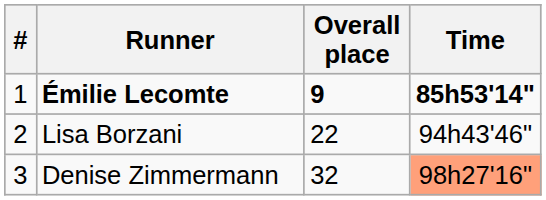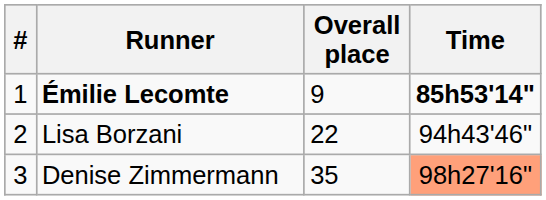(317, 94) bold -> (317, 94) normal
(324, 175) 32 -> (324, 175) 35
